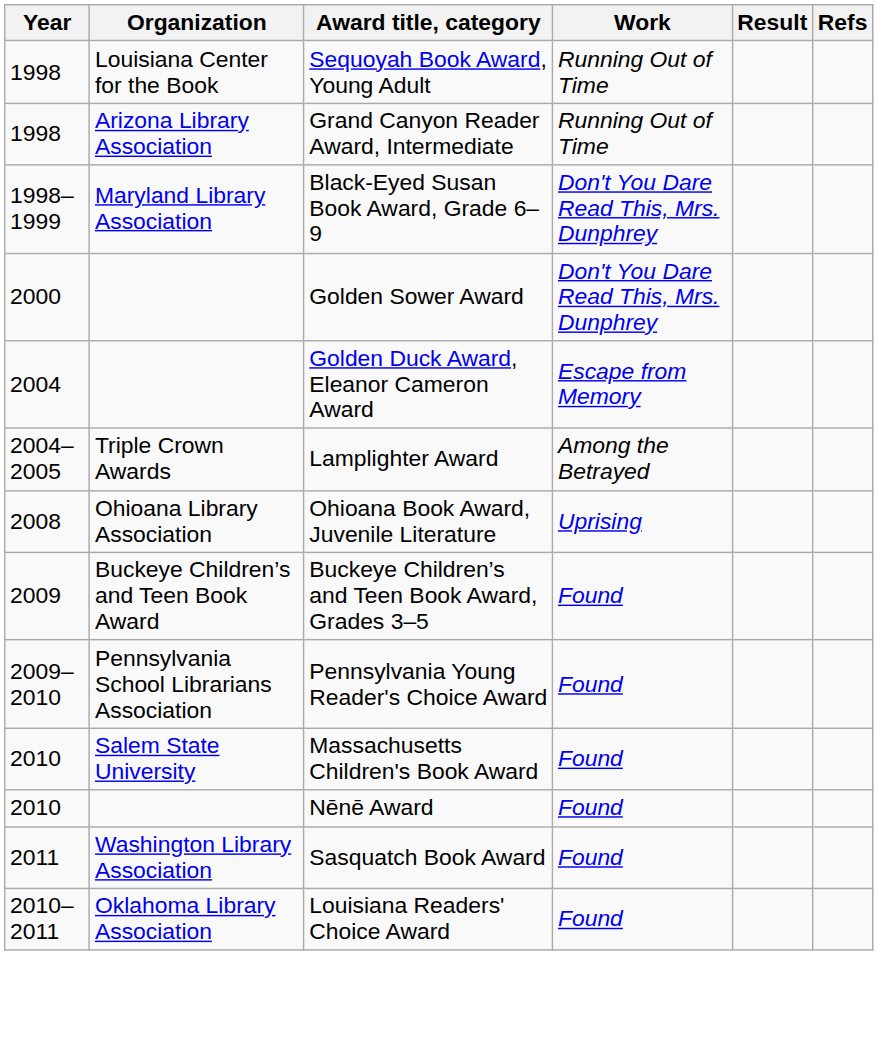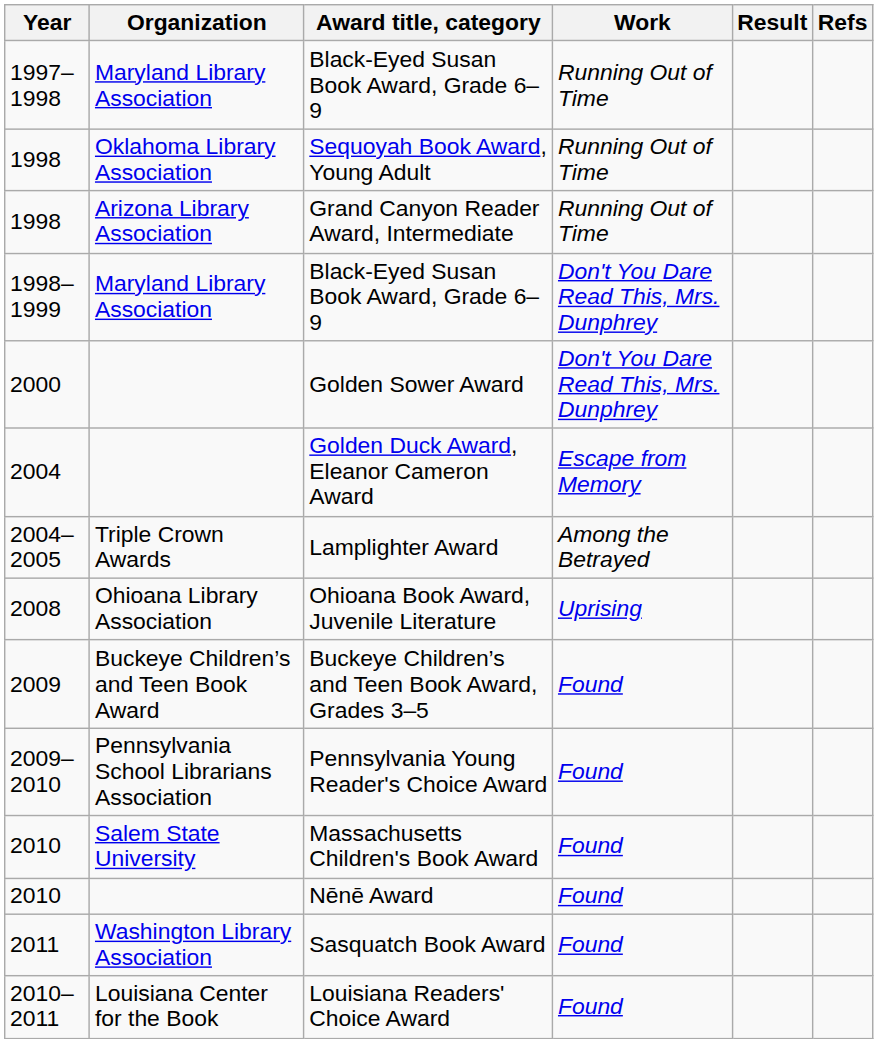+ row: (42, 84)
(181, 71) Louisiana Center for the Book -> (185, 159) Oklahoma Library Association
(185, 919) Oklahoma Library Association -> (181, 1006) Louisiana Center for the Book
